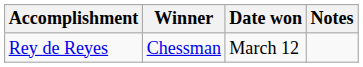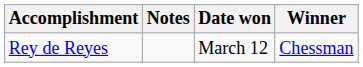columns swapped: (184, 18) <-> (332, 18)
